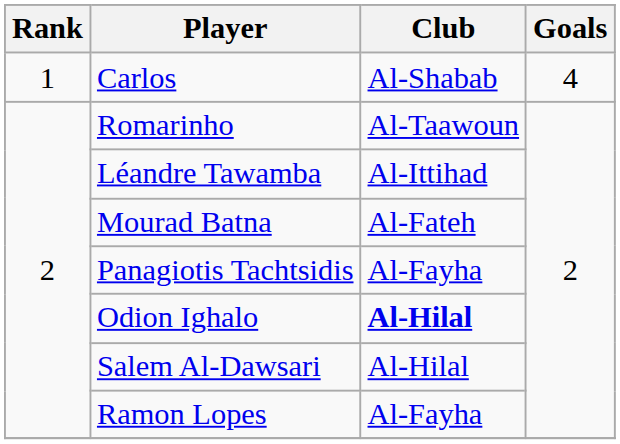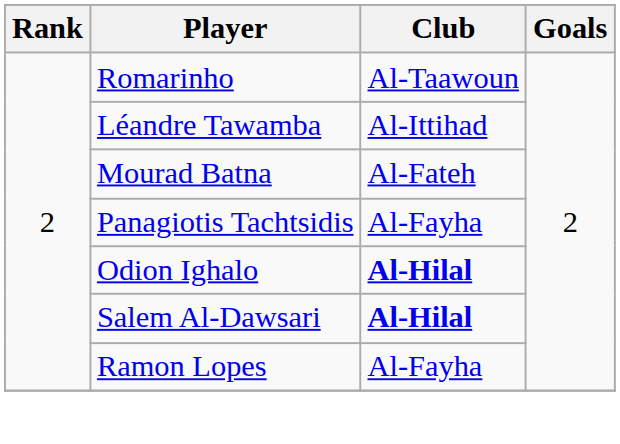- row: (137, 76)
(418, 366) normal -> (420, 317) bold
